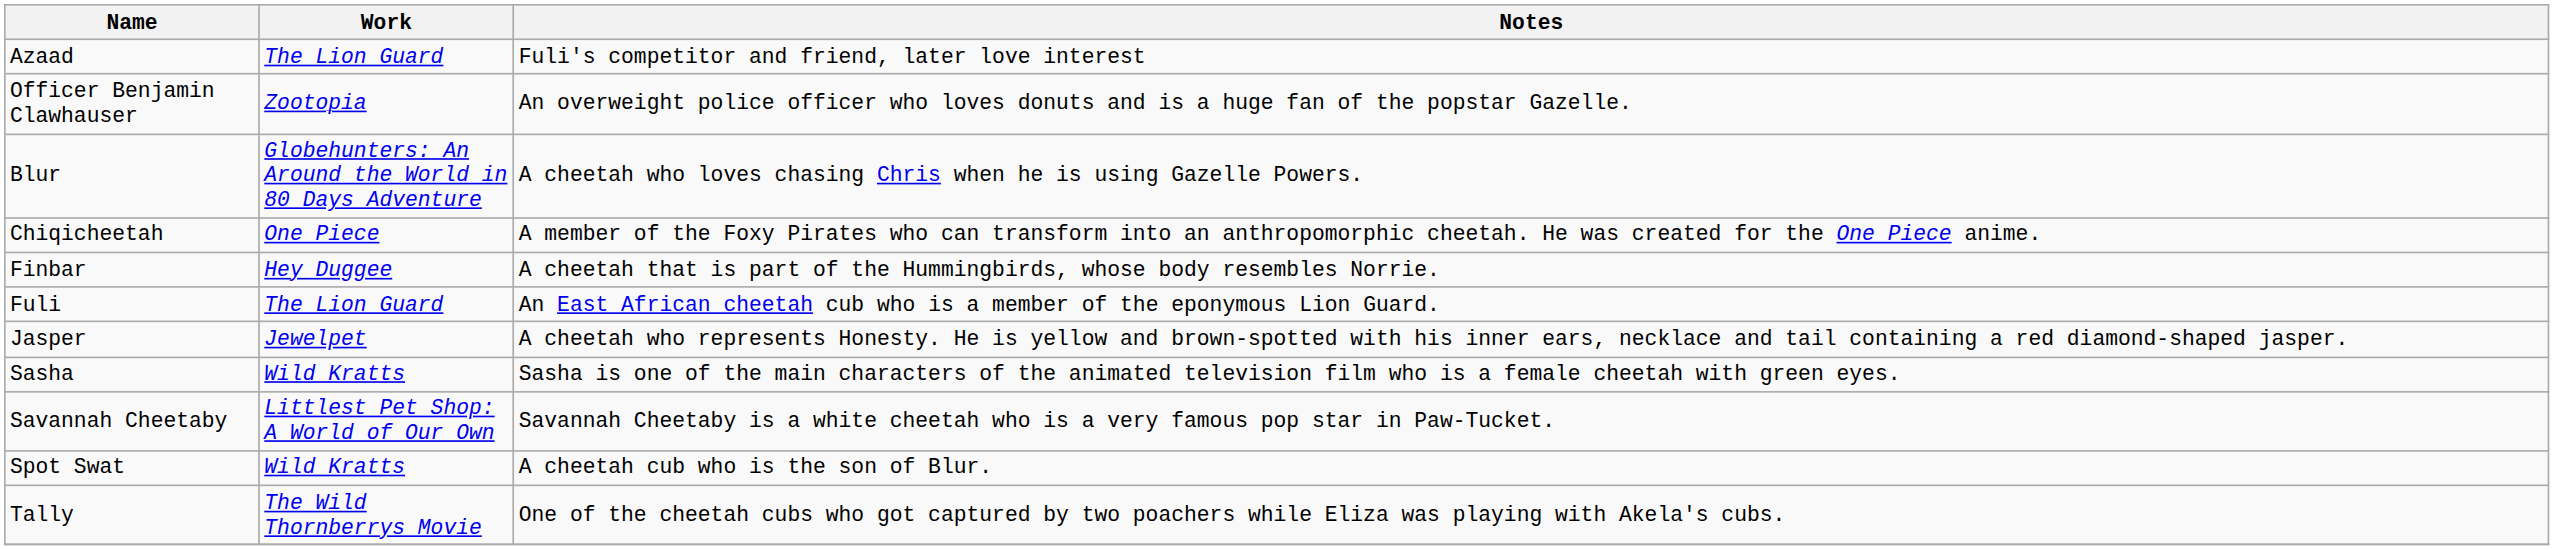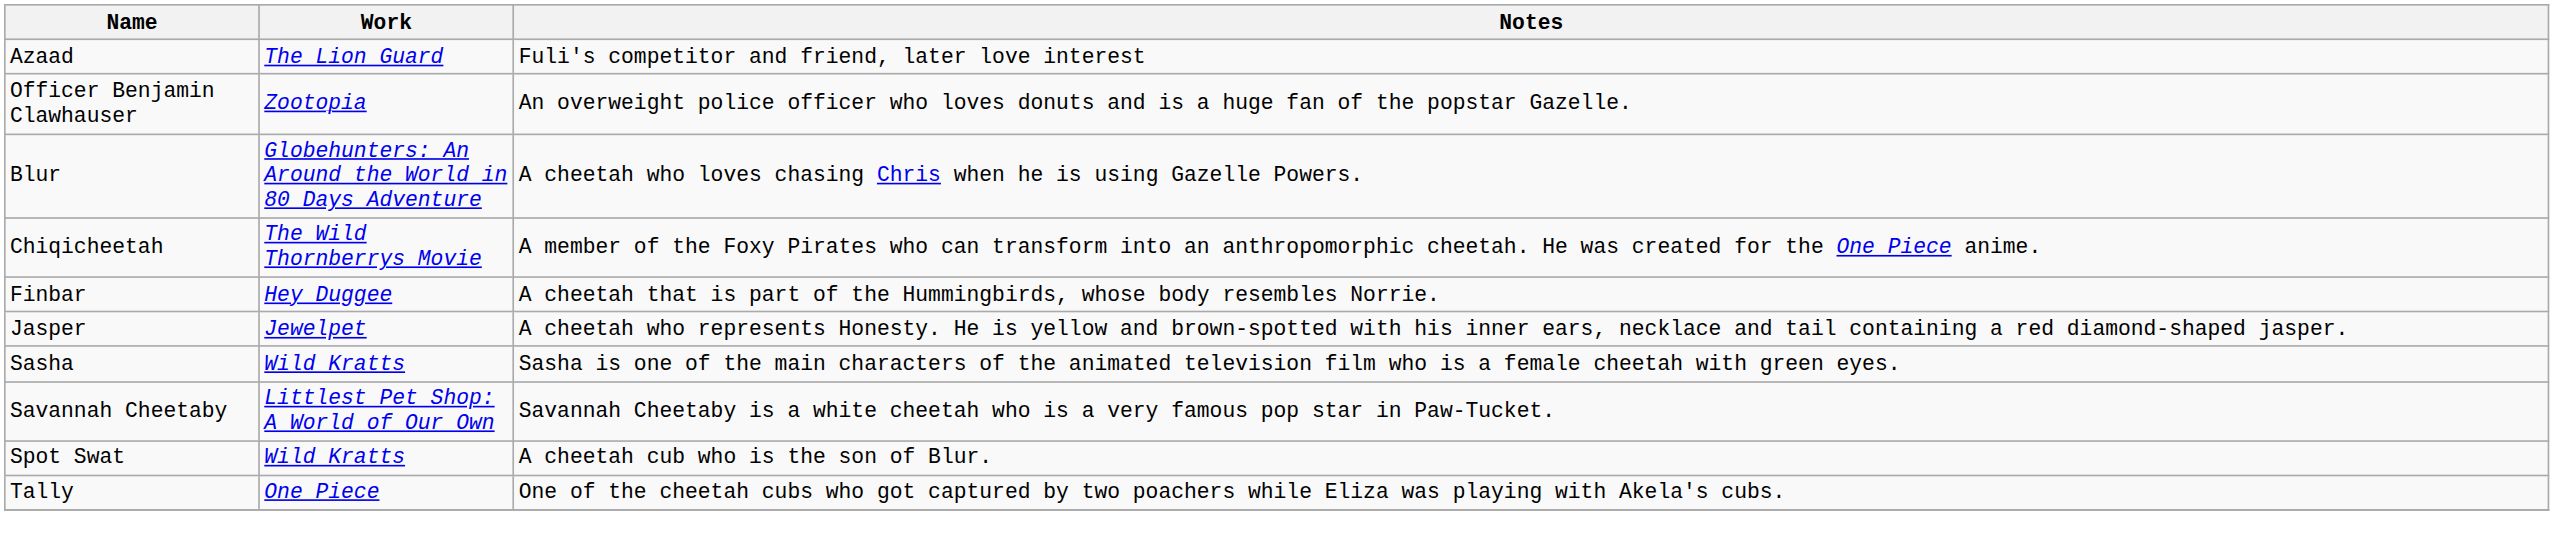(322, 235) One Piece -> (373, 247) The Wild Thornberrys Movie
- row: (35, 304)
(373, 515) The Wild Thornberrys Movie -> (322, 493) One Piece
